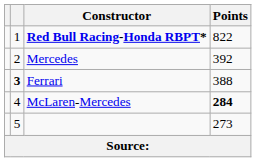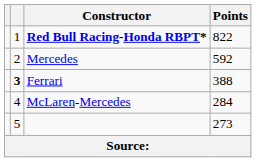(223, 58) 392 -> (223, 58) 592
(223, 102) bold -> (223, 102) normal
